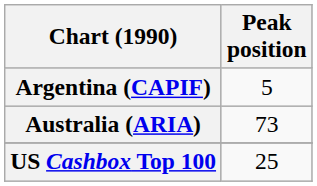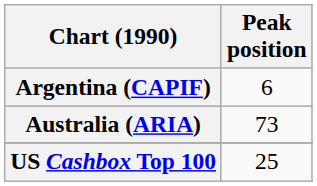(267, 86) 5 -> (267, 86) 6
